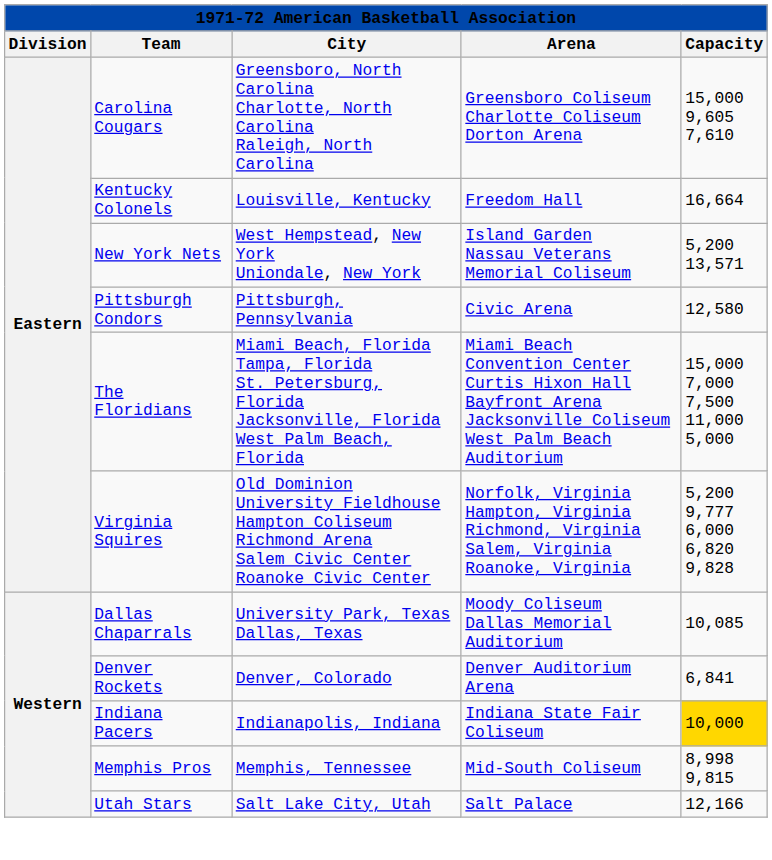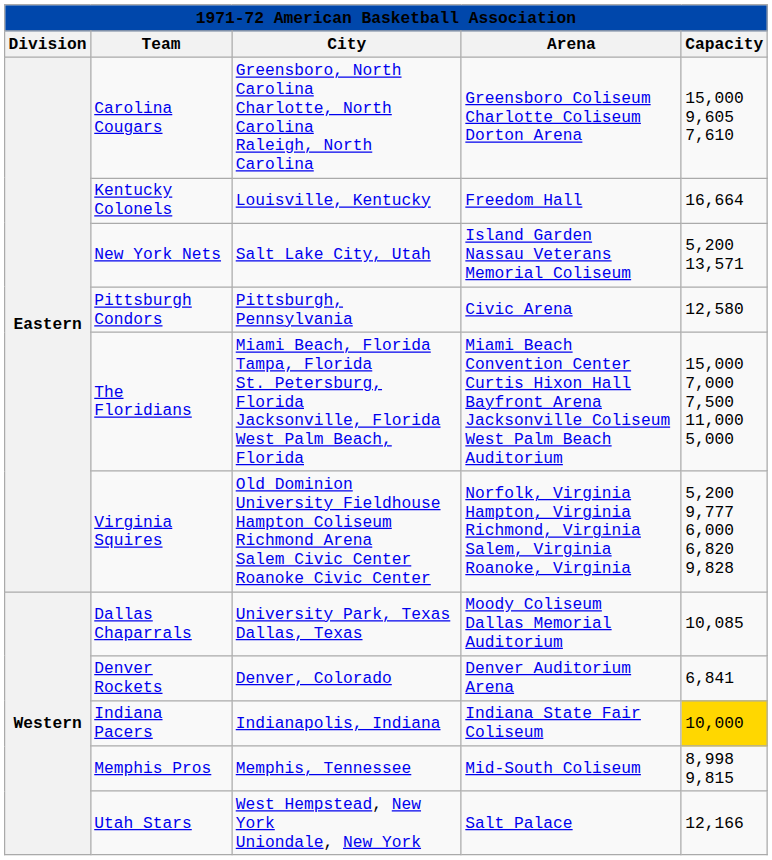(328, 255) West Hempstead, New York Uniondale, New York -> (333, 255) Salt Lake City, Utah
(333, 804) Salt Lake City, Utah -> (328, 823) West Hempstead, New York Uniondale, New York
